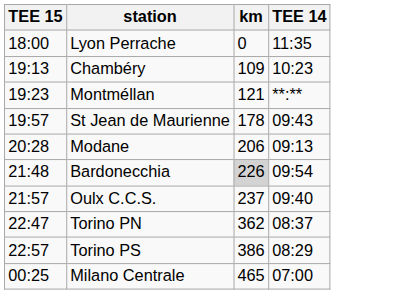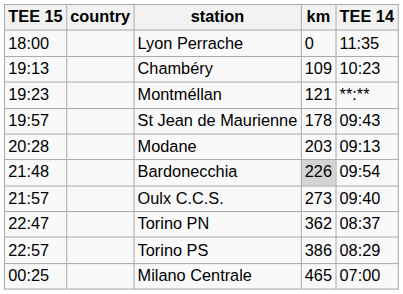+ column: (100, 17)
(251, 146) 206 -> (318, 146) 203
(251, 198) 237 -> (318, 198) 273
